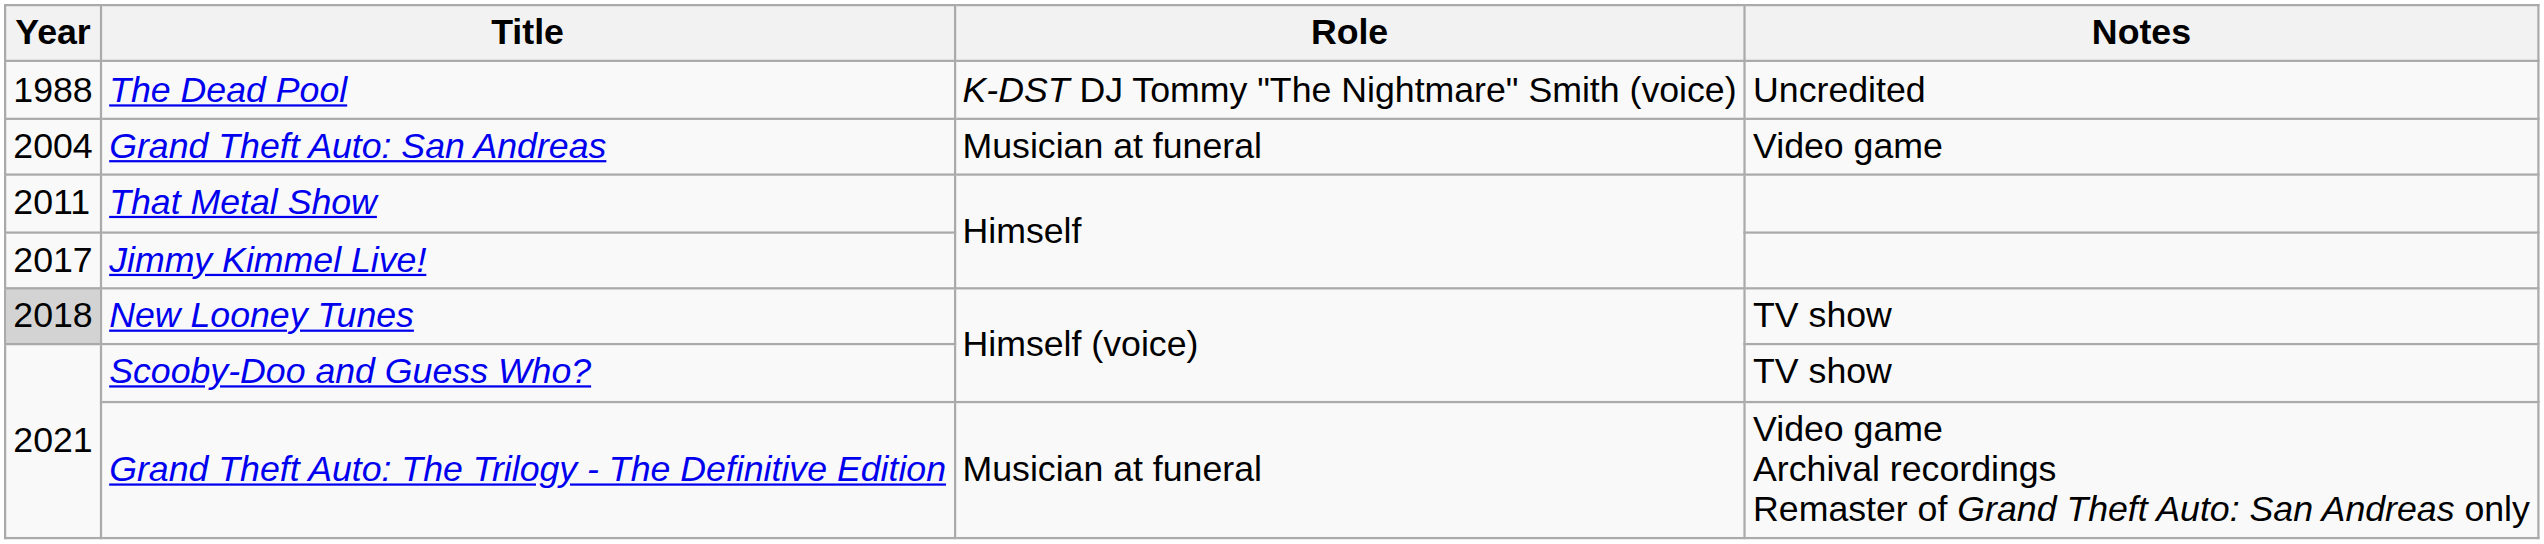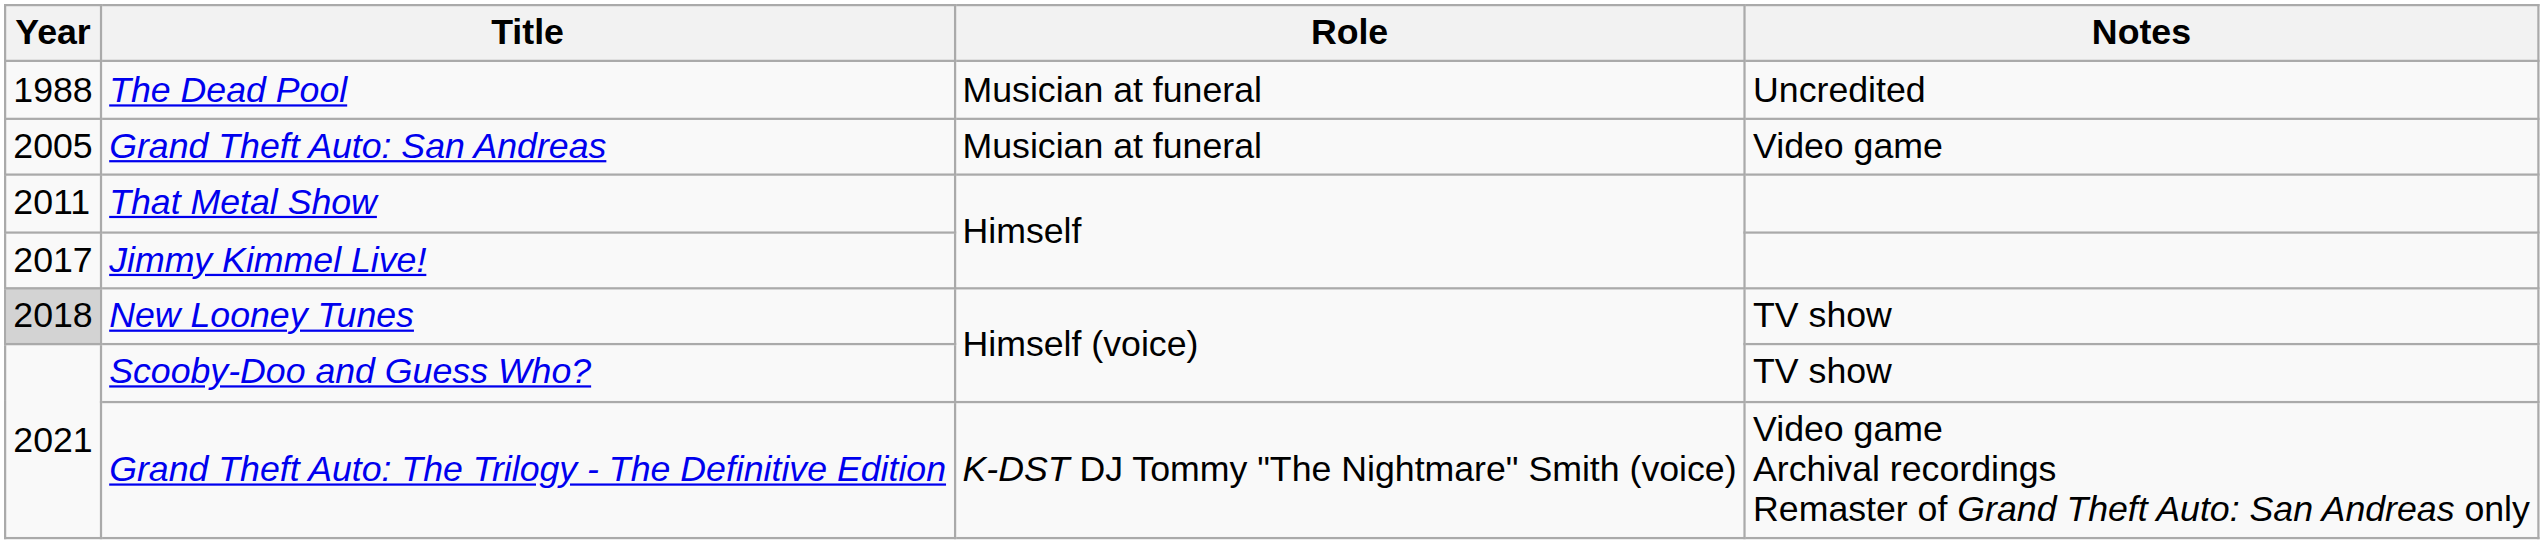(1350, 89) K-DST DJ Tommy "The Nightmare" Smith (voice) -> (1112, 89) Musician at funeral
(53, 145) 2004 -> (53, 145) 2005
(1112, 469) Musician at funeral -> (1350, 469) K-DST DJ Tommy "The Nightmare" Smith (voice)
